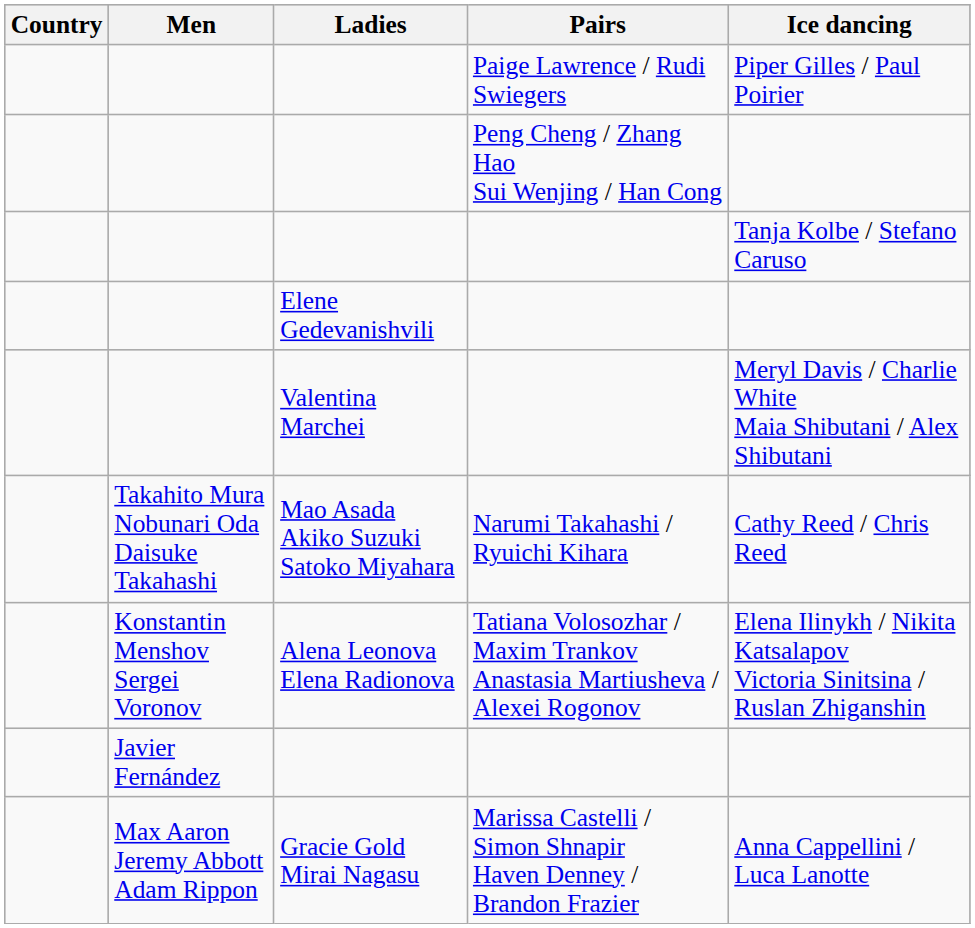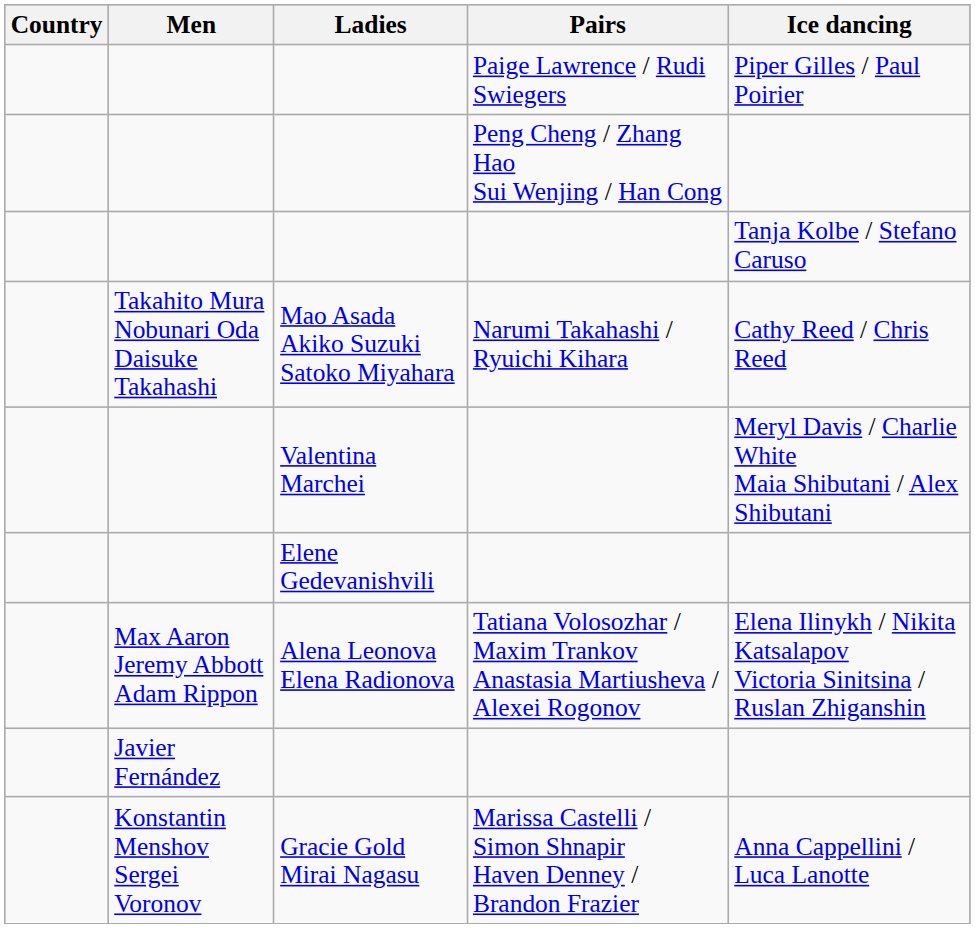rows swapped: (357, 314) <-> (367, 538)
(170, 664) Konstantin Menshov Sergei Voronov -> (189, 664) Max Aaron Jeremy Abbott Adam Rippon
(189, 860) Max Aaron Jeremy Abbott Adam Rippon -> (170, 860) Konstantin Menshov Sergei Voronov
